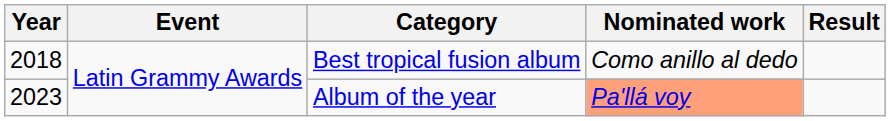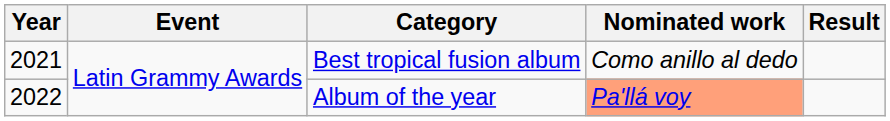(36, 60) 2018 -> (36, 60) 2021
(36, 97) 2023 -> (36, 97) 2022
